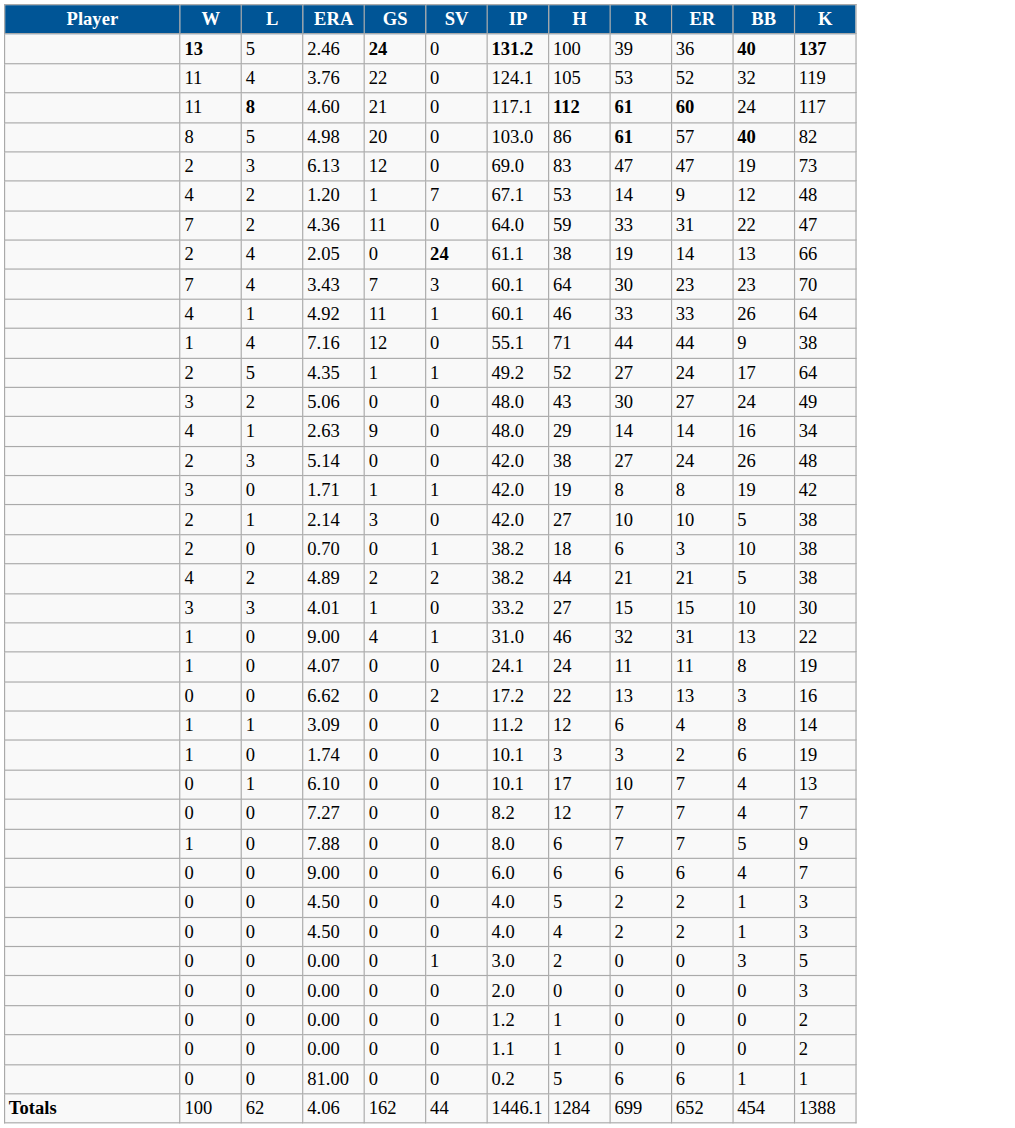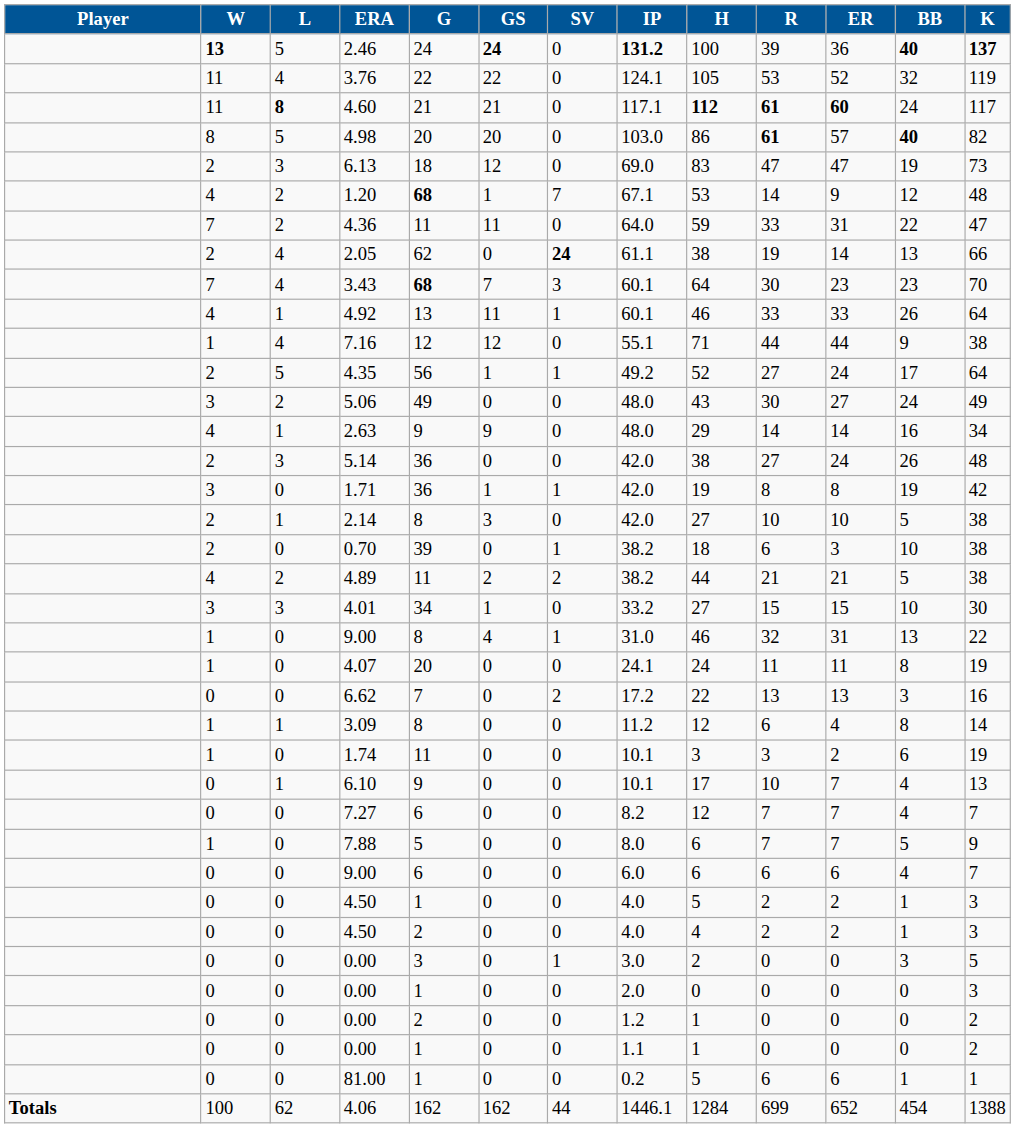+ column: (444, 19)
